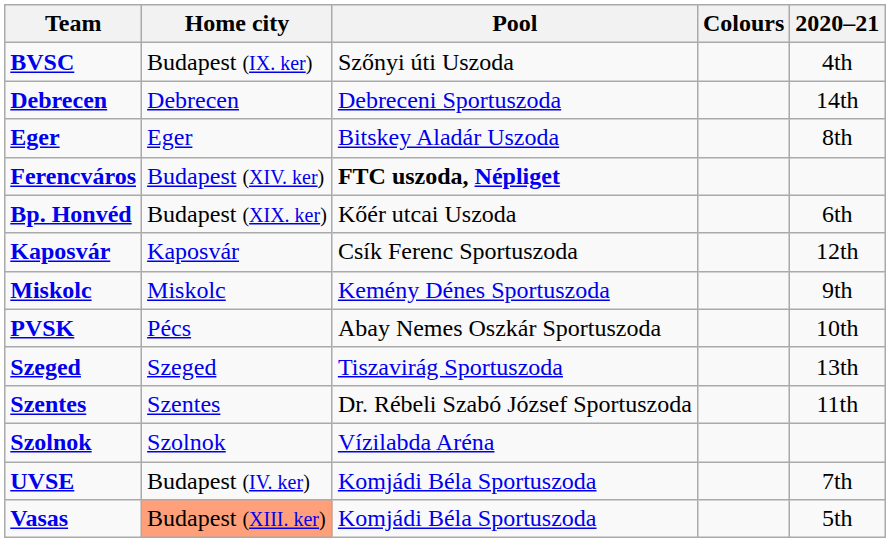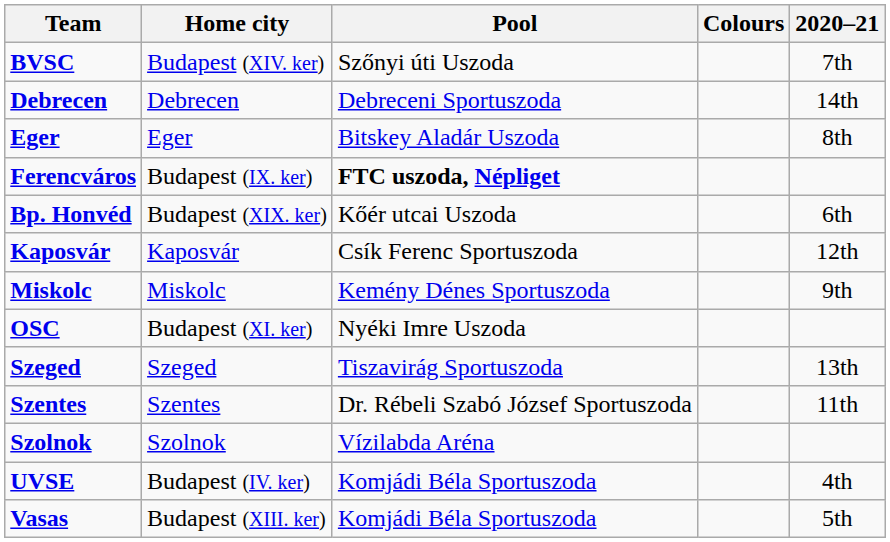(230, 61) Budapest (IX. ker) -> (236, 61) Budapest (XIV. ker)
(837, 61) 4th -> (837, 61) 7th
(236, 175) Budapest (XIV. ker) -> (230, 175) Budapest (IX. ker)
+ row: (35, 328)
- row: (42, 328)
(837, 480) 7th -> (837, 480) 4th
(236, 518) lightsalmon background -> (236, 518) no background
